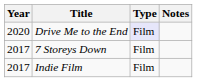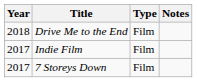(18, 31) 2020 -> (18, 31) 2018
(144, 31) lavender background -> (144, 31) no background
rows swapped: (71, 49) <-> (59, 67)
